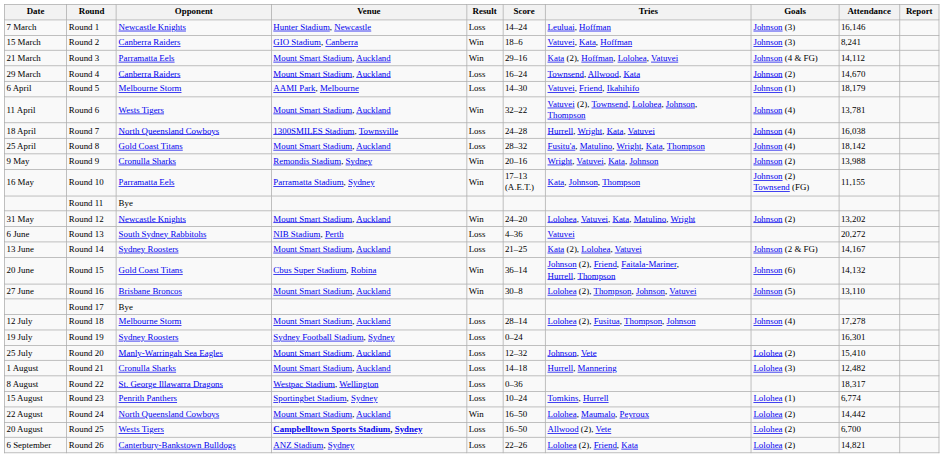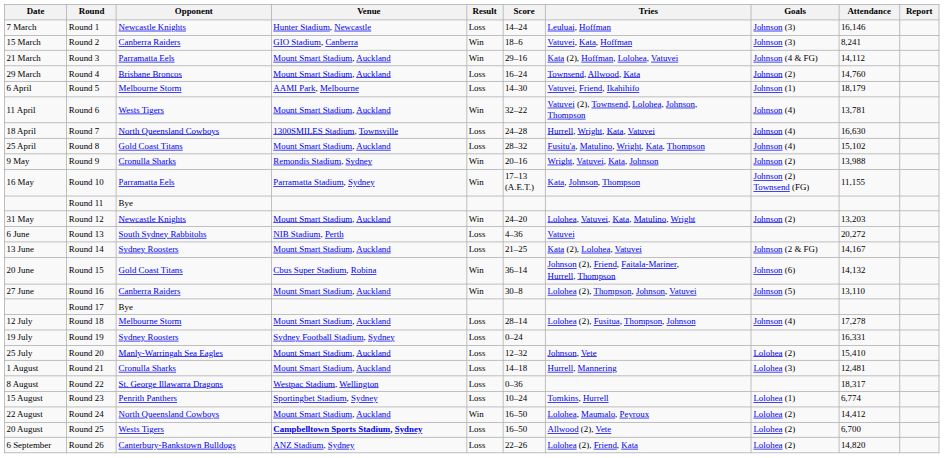(150, 73) Canberra Raiders -> (150, 73) Brisbane Broncos
(853, 73) 14,670 -> (853, 73) 14,760
(853, 130) 16,038 -> (853, 130) 16,630
(853, 146) 18,142 -> (853, 146) 15,102
(853, 218) 13,202 -> (853, 218) 13,203
(150, 291) Brisbane Broncos -> (150, 291) Canberra Raiders
(853, 337) 16,301 -> (853, 337) 16,331
(853, 368) 12,482 -> (853, 368) 12,481
(853, 414) 14,442 -> (853, 414) 14,412
(853, 445) 14,821 -> (853, 445) 14,820
